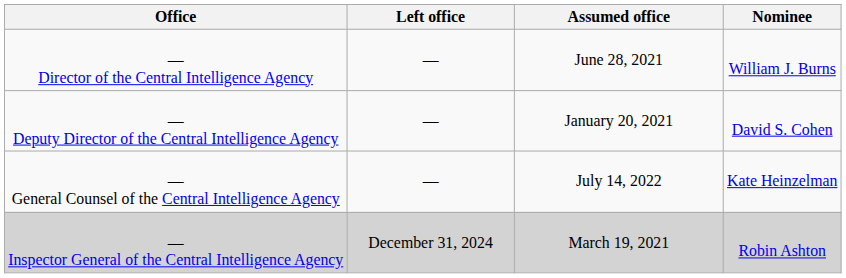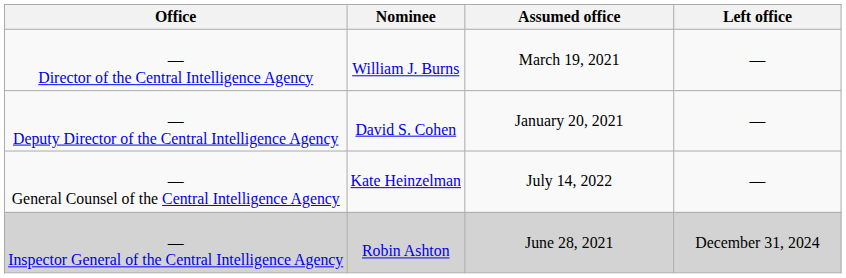columns swapped: (782, 17) <-> (431, 17)
(619, 60) June 28, 2021 -> (569, 60) March 19, 2021
(619, 242) March 19, 2021 -> (569, 242) June 28, 2021
